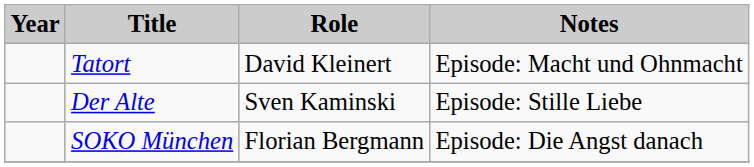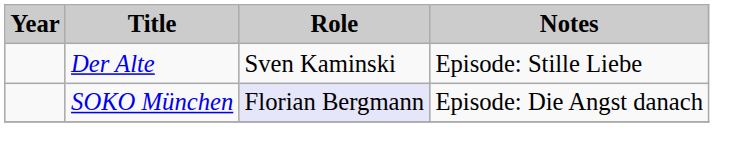- row: (101, 63)
(334, 141) no background -> (334, 102) lavender background
